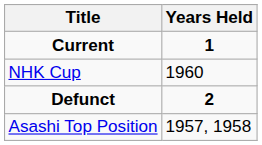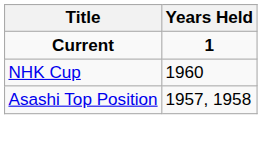- row: (83, 99)
